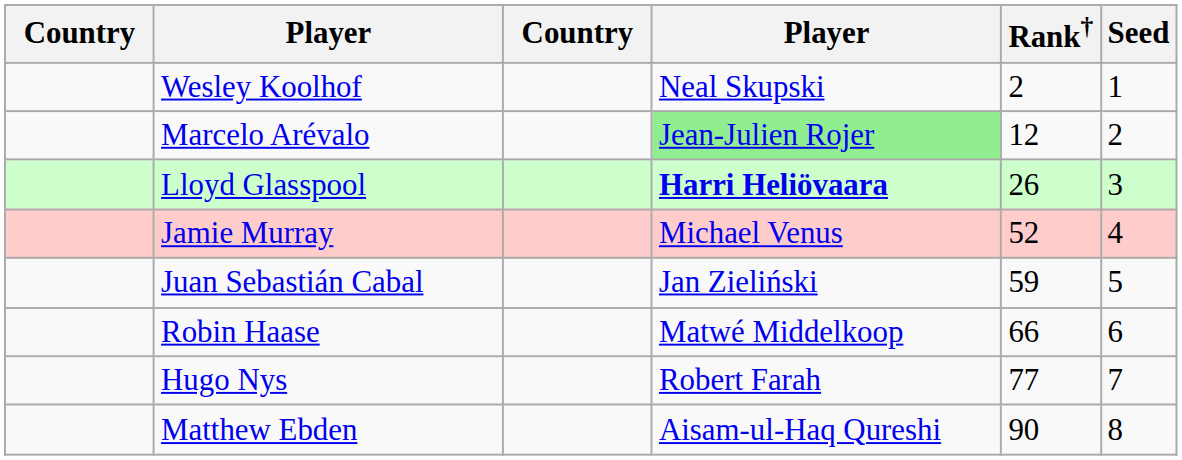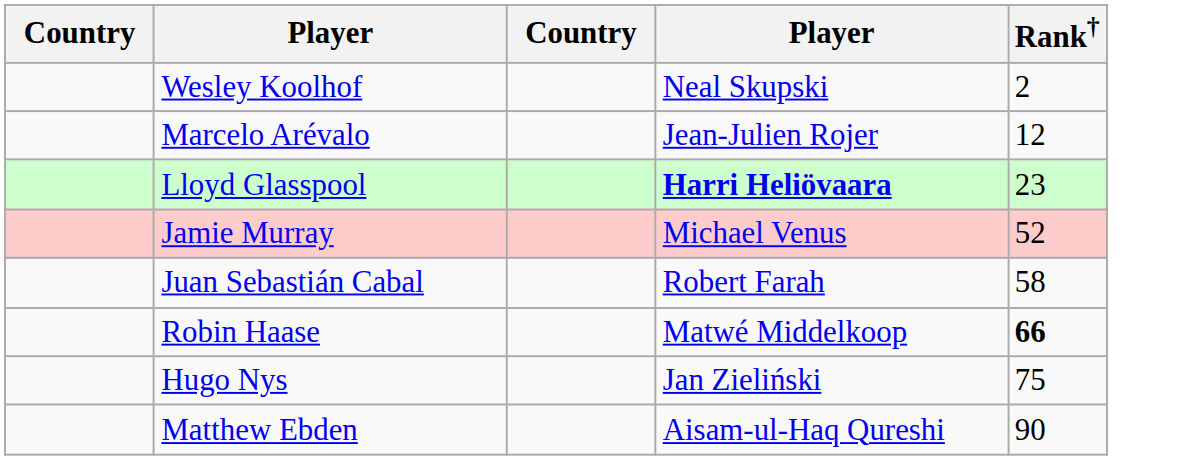- column: (1138, 33)
(767, 135) lightgreen background -> (770, 135) no background
(1024, 184) 26 -> (1030, 184) 23
(738, 282) Jan Zieliński -> (744, 282) Robert Farah
(1024, 282) 59 -> (1030, 282) 58
(1024, 331) normal -> (1030, 331) bold
(740, 380) Robert Farah -> (742, 380) Jan Zieliński
(1024, 380) 77 -> (1030, 380) 75
